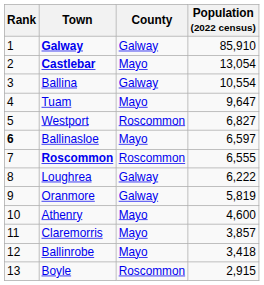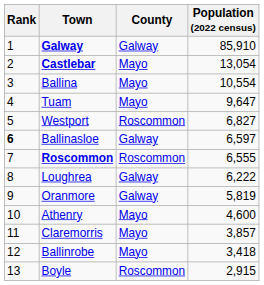(138, 83) Galway -> (133, 83) Mayo
(133, 139) Mayo -> (138, 139) Galway
